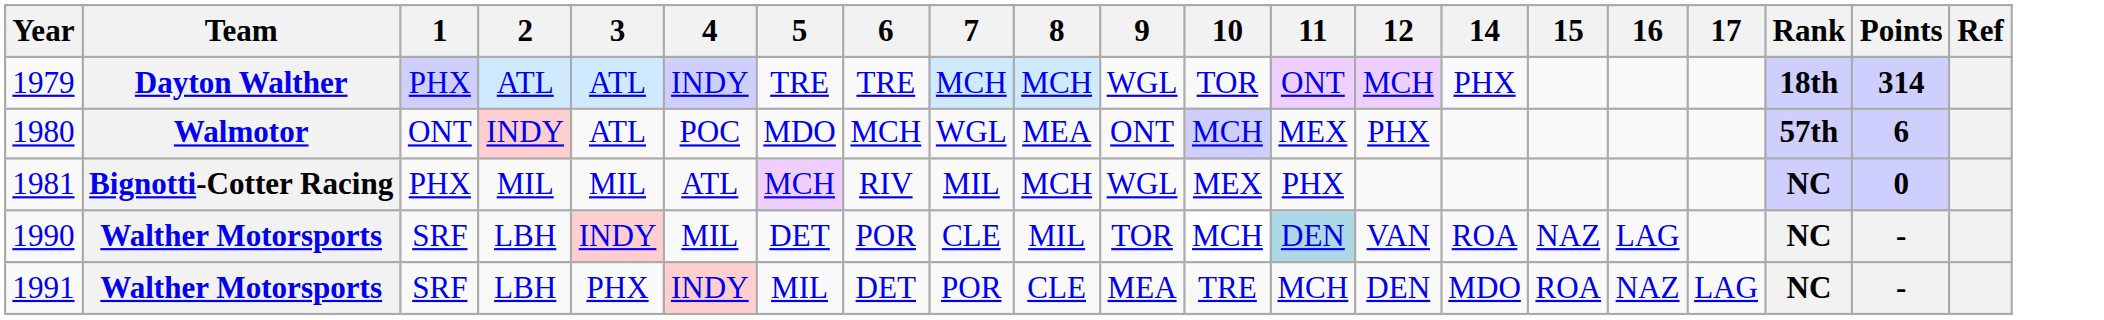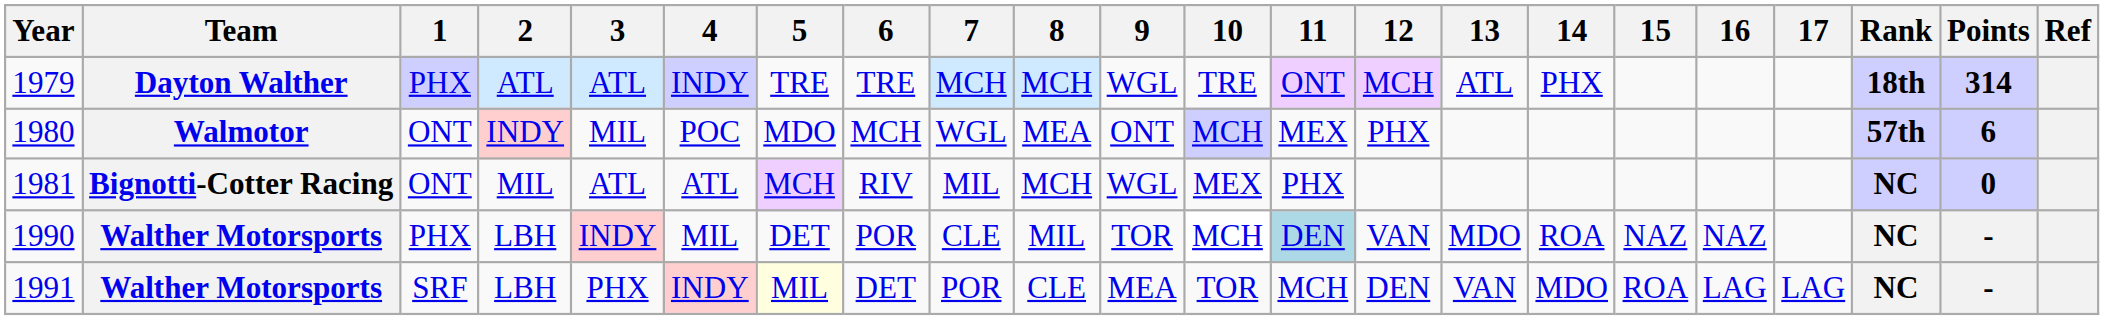+ column: (1485, 30)
(1227, 81) TOR -> (1227, 81) TRE
(618, 133) ATL -> (618, 133) MIL
(440, 184) PHX -> (440, 184) ONT
(618, 184) MIL -> (618, 184) ATL
(440, 235) SRF -> (440, 235) PHX
(1648, 235) LAG -> (1735, 235) NAZ
(800, 287) no background -> (800, 287) lightyellow background
(1227, 287) TRE -> (1227, 287) TOR
(1648, 287) NAZ -> (1735, 287) LAG
